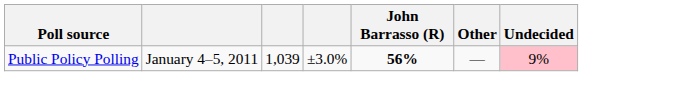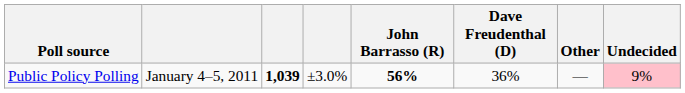+ column: (505, 33)
(283, 58) normal -> (283, 75) bold
